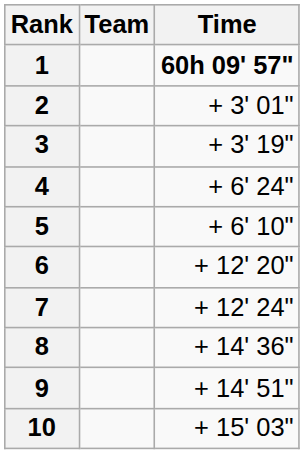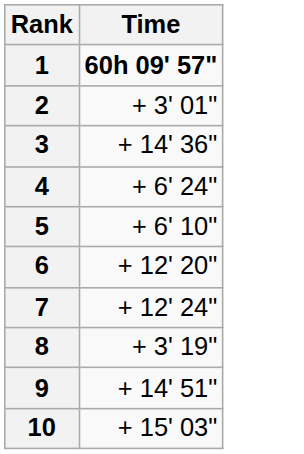- column: (117, 24)
(251, 145) + 3' 19" -> (168, 145) + 14' 36"
(244, 347) + 14' 36" -> (175, 347) + 3' 19"
